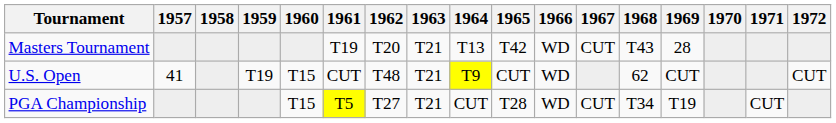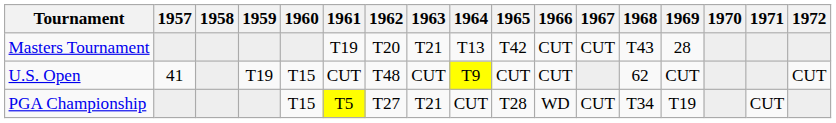(555, 47) WD -> (555, 47) CUT
(429, 75) T21 -> (429, 75) CUT
(555, 75) WD -> (555, 75) CUT
